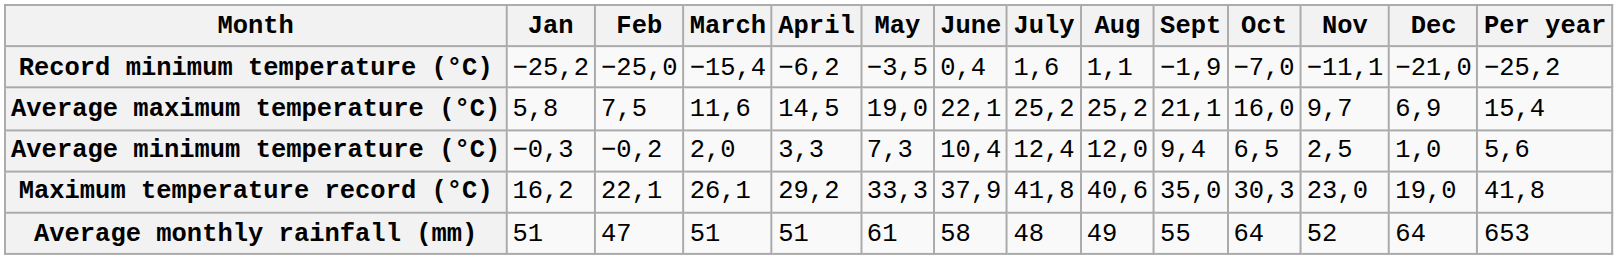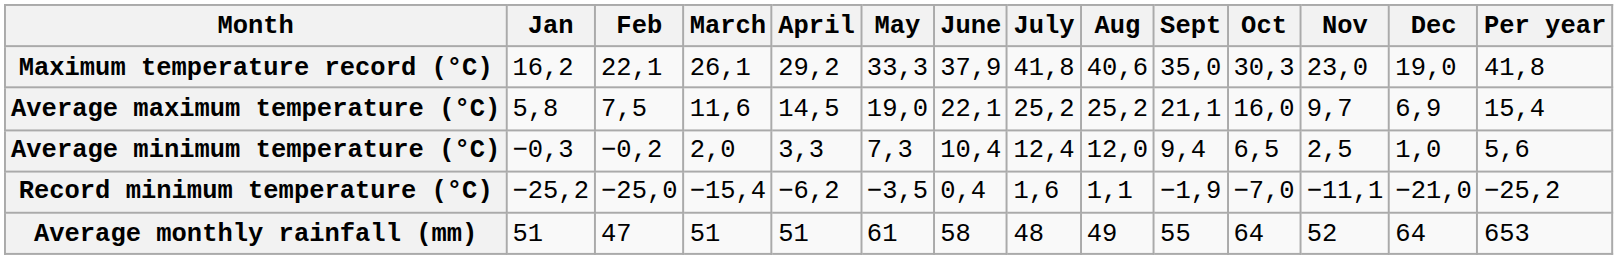rows swapped: (256, 192) <-> (256, 67)
